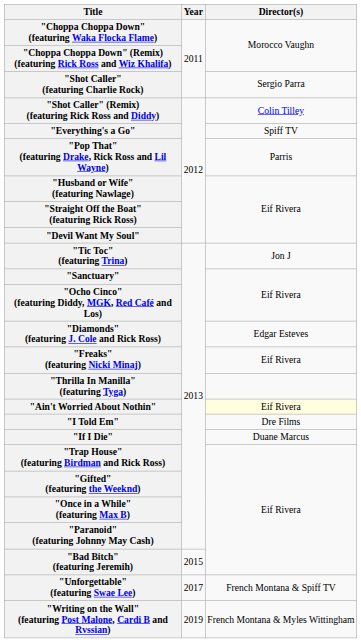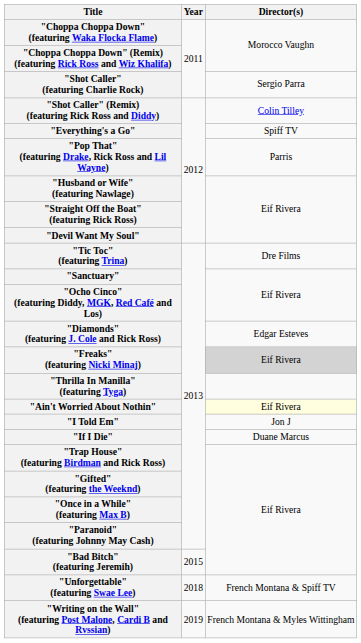(281, 256) Jon J -> (281, 256) Dre Films
(281, 360) no background -> (281, 360) lightgrey background
(281, 422) Dre Films -> (281, 422) Jon J
(193, 588) 2017 -> (193, 588) 2018
